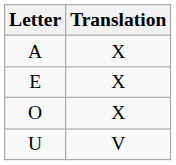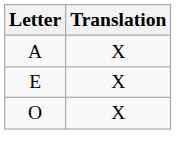- row: (35, 143)
